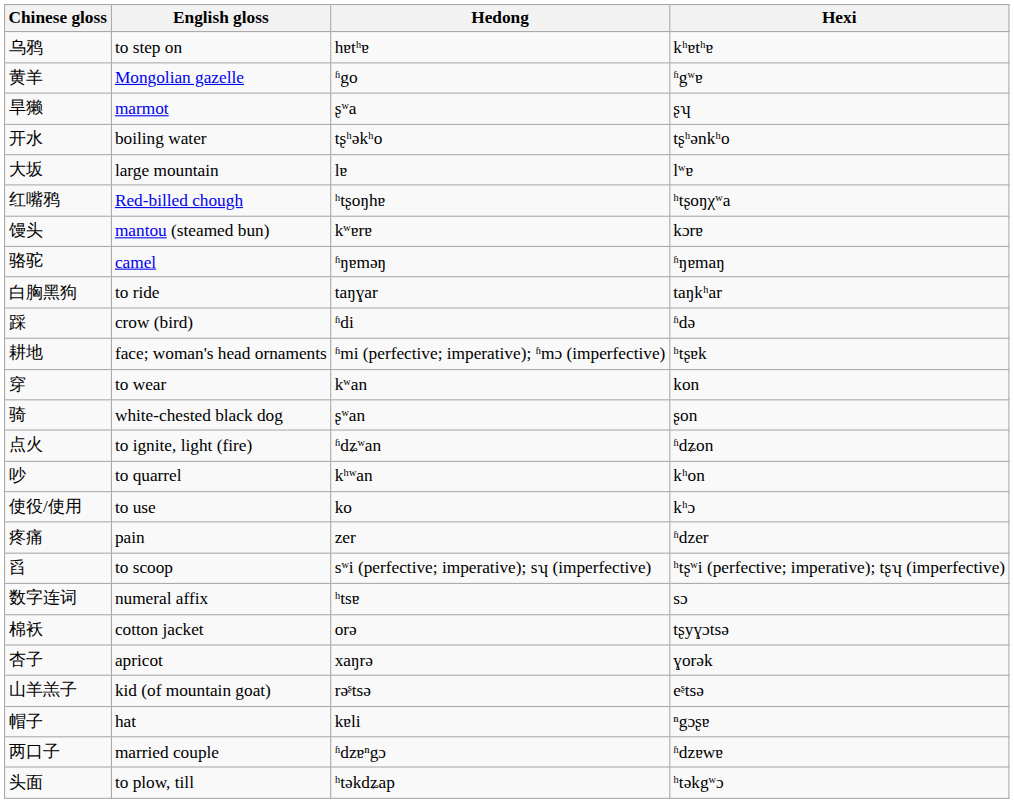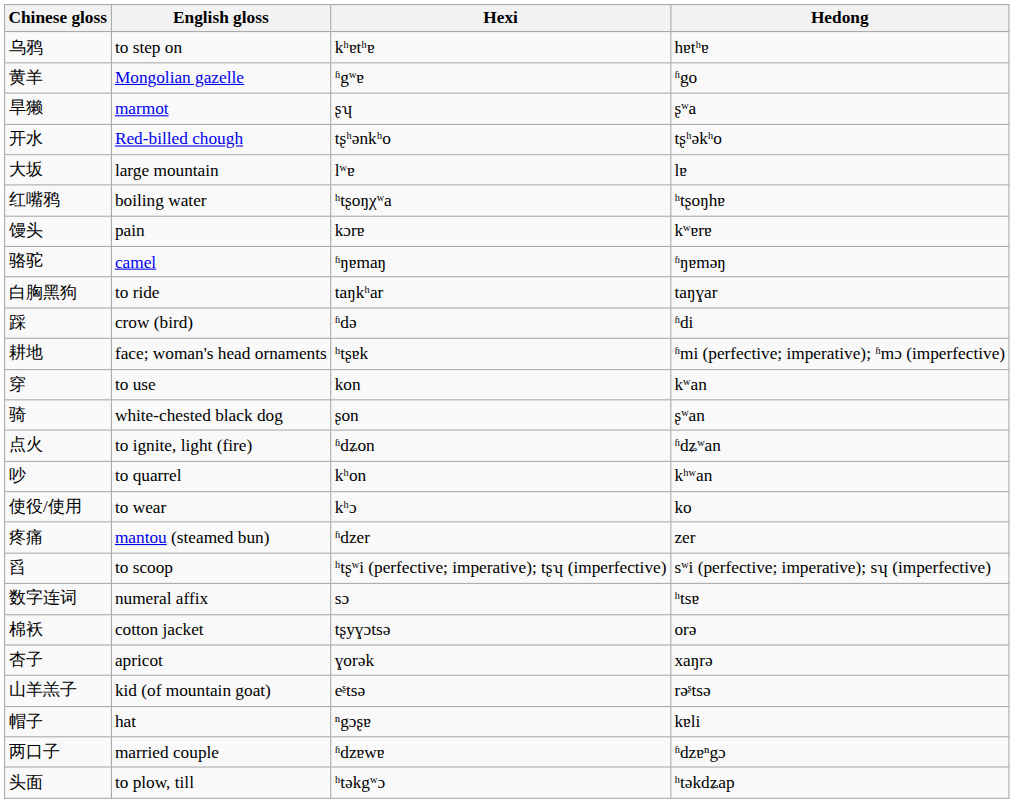columns swapped: (839, 18) <-> (500, 18)
(161, 139) boiling water -> (179, 139) Red-billed chough
(179, 200) Red-billed chough -> (161, 200) boiling water
(192, 231) mantou (steamed bun) -> (130, 231) pain
(141, 384) to wear -> (135, 384) to use
(135, 506) to use -> (141, 506) to wear
(130, 537) pain -> (192, 537) mantou (steamed bun)
